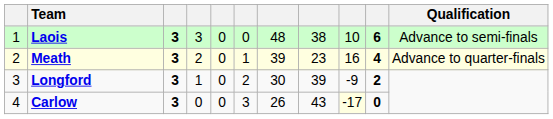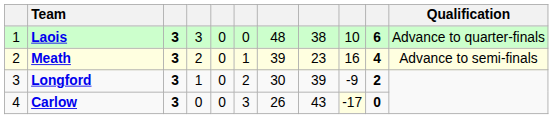(468, 37) Advance to semi-finals -> (468, 37) Advance to quarter-finals
(468, 59) Advance to quarter-finals -> (468, 59) Advance to semi-finals
